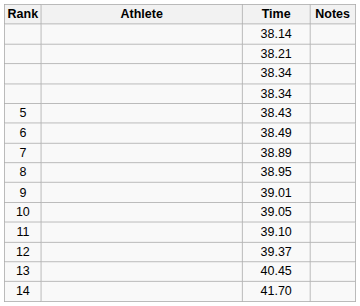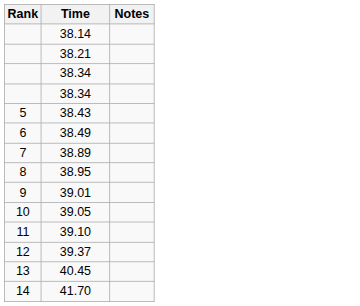- column: (142, 14)
